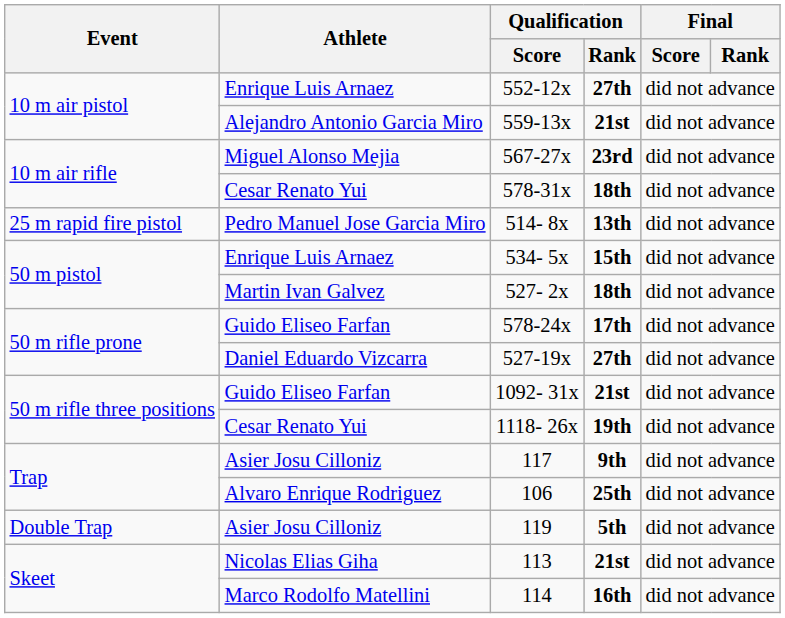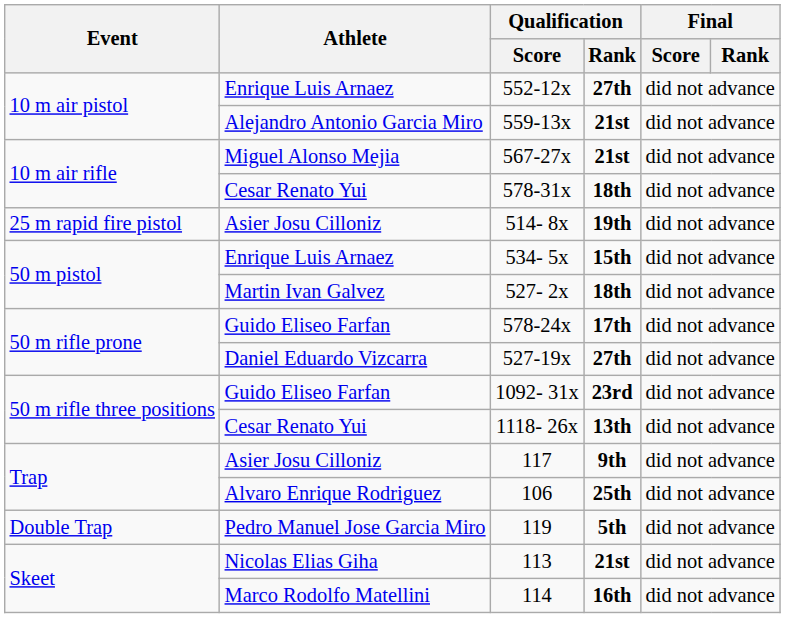(612, 156) 23rd -> (612, 156) 21st
(355, 224) Pedro Manuel Jose Garcia Miro -> (303, 224) Asier Josu Cilloniz
(612, 224) 13th -> (612, 224) 19th
(612, 392) 21st -> (612, 392) 23rd
(612, 426) 19th -> (612, 426) 13th
(303, 527) Asier Josu Cilloniz -> (355, 527) Pedro Manuel Jose Garcia Miro
